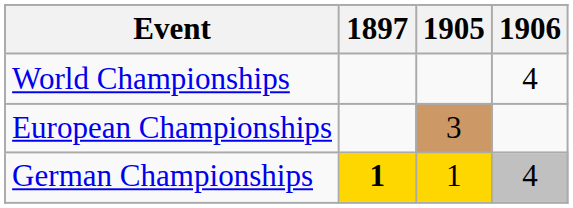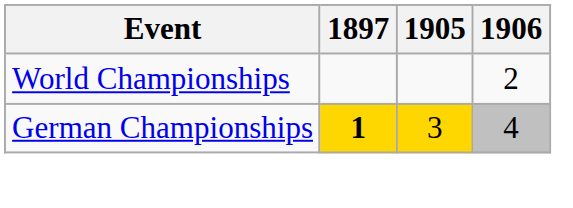(530, 78) 4 -> (511, 78) 2
- row: (172, 127)
(454, 176) 1 -> (435, 127) 3
